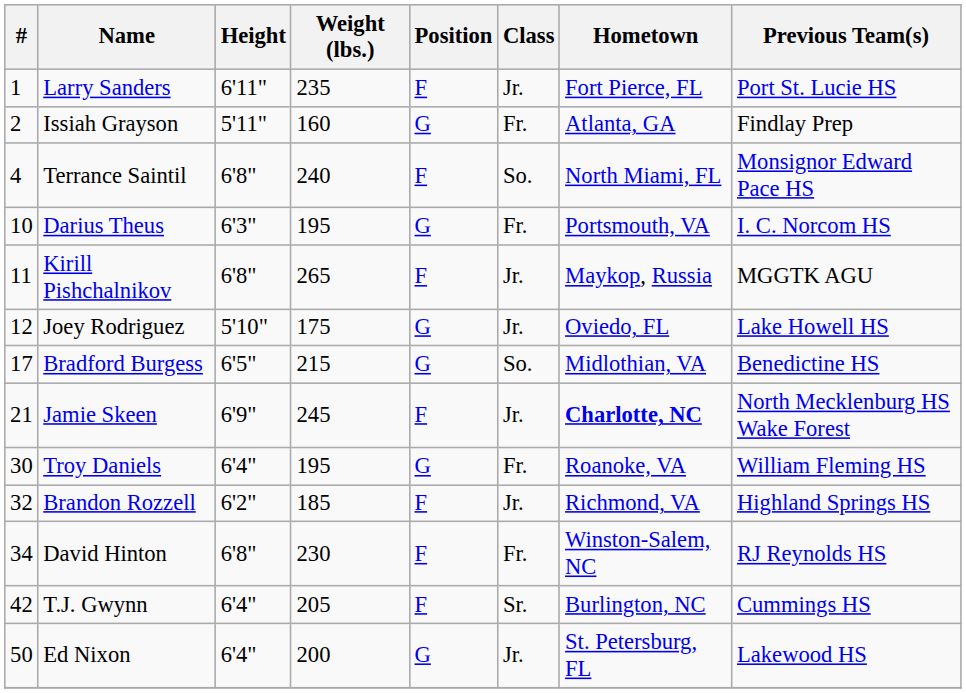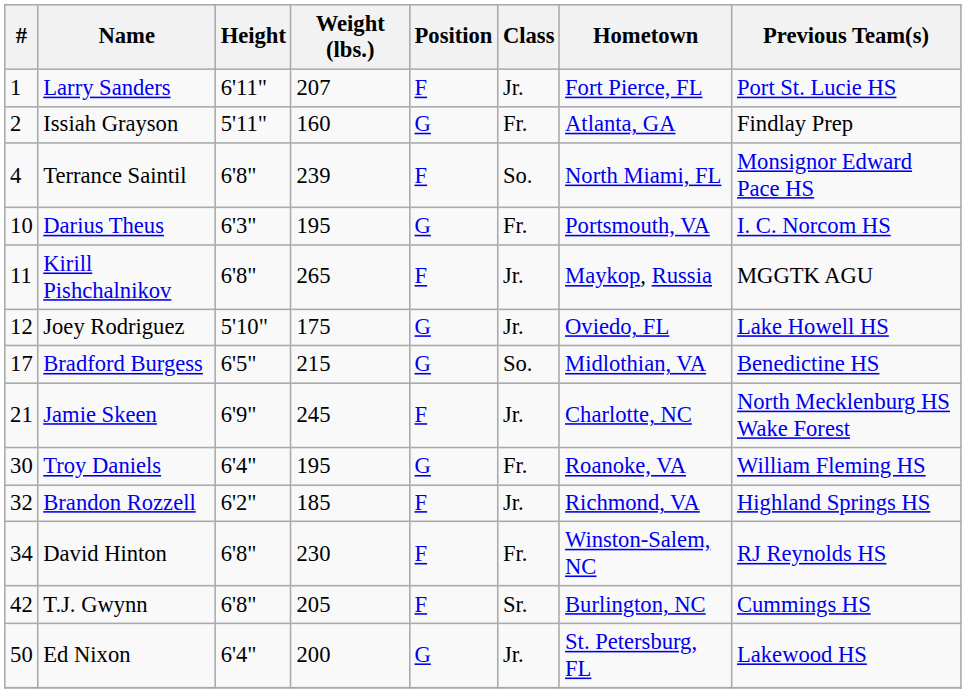(314, 87) 235 -> (314, 87) 207
(314, 175) 240 -> (314, 175) 239
(633, 415) bold -> (628, 415) normal
(239, 604) 6'4" -> (239, 604) 6'8"
